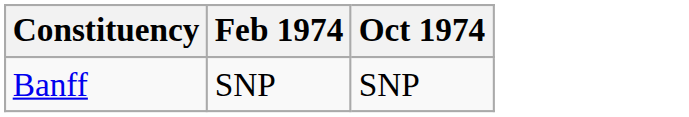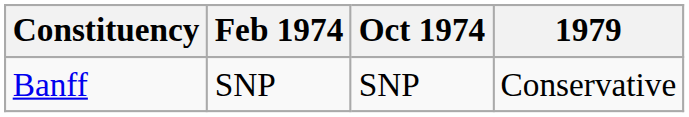+ column: (588, 30)
